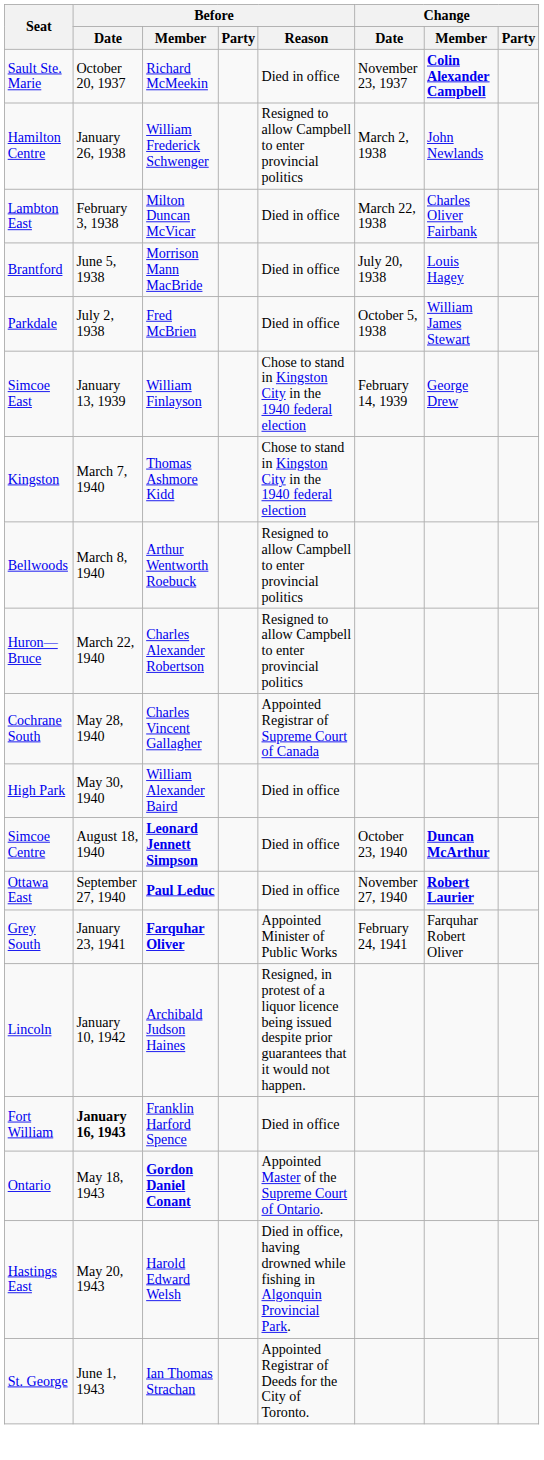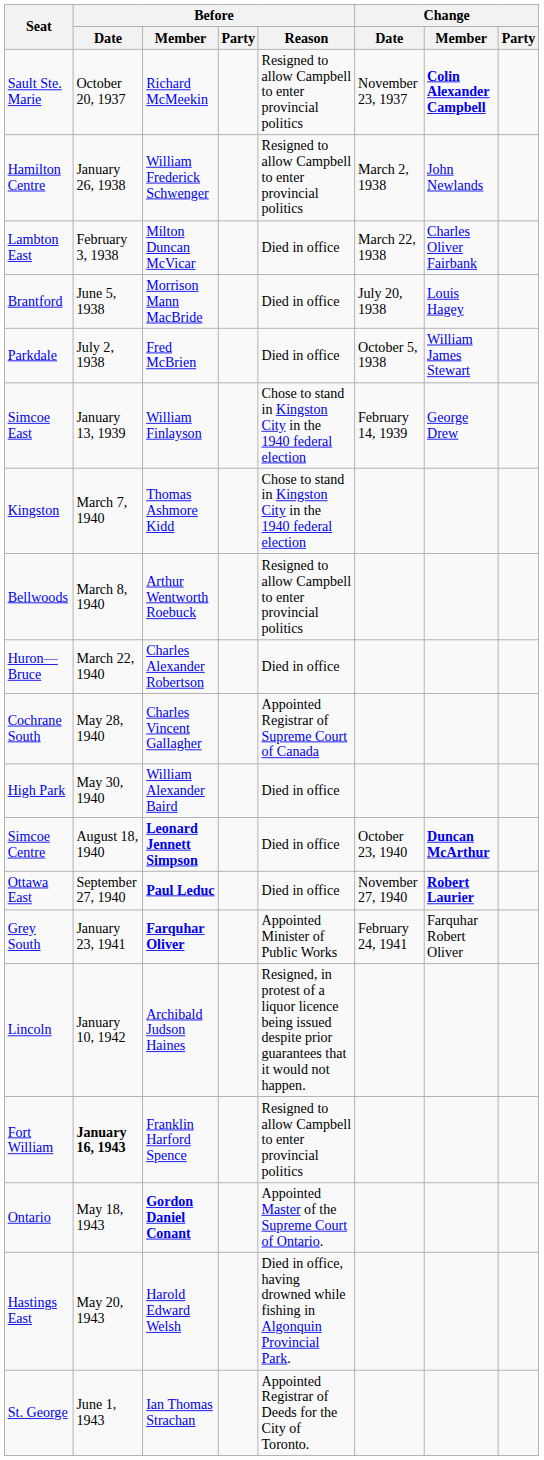(300, 76) Died in office -> (306, 92) Resigned to allow Campbell to enter provincial politics
(306, 650) Resigned to allow Campbell to enter provincial politics -> (300, 666) Died in office
(300, 1123) Died in office -> (306, 1139) Resigned to allow Campbell to enter provincial politics
